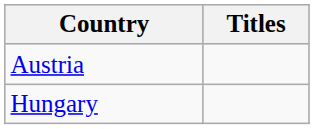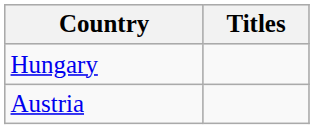rows swapped: (47, 63) <-> (54, 103)
